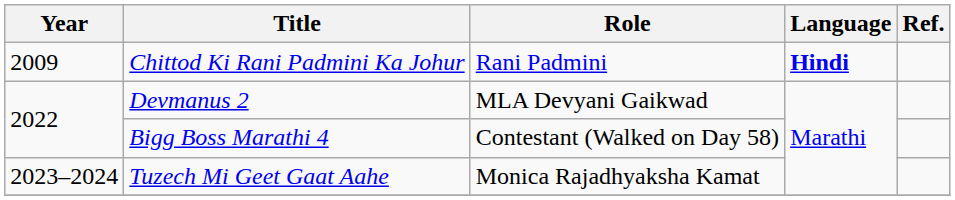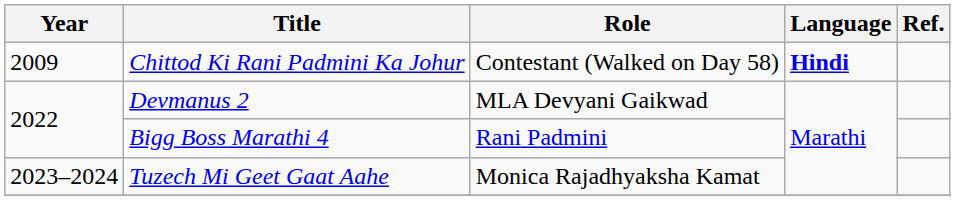(541, 61) Rani Padmini -> (627, 61) Contestant (Walked on Day 58)
(627, 137) Contestant (Walked on Day 58) -> (541, 137) Rani Padmini
